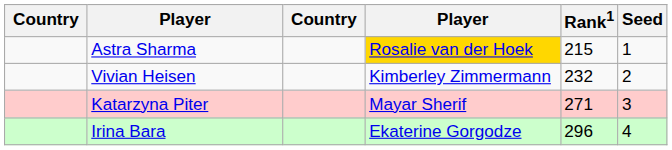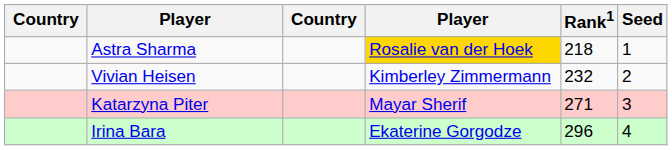(579, 49) 215 -> (579, 49) 218
